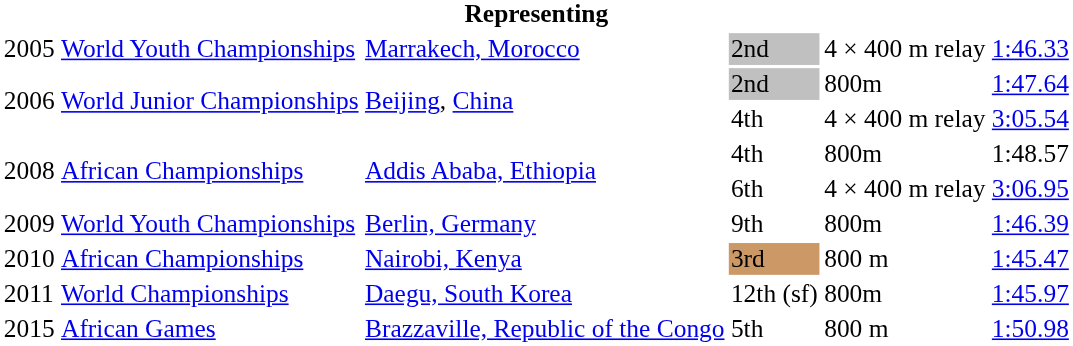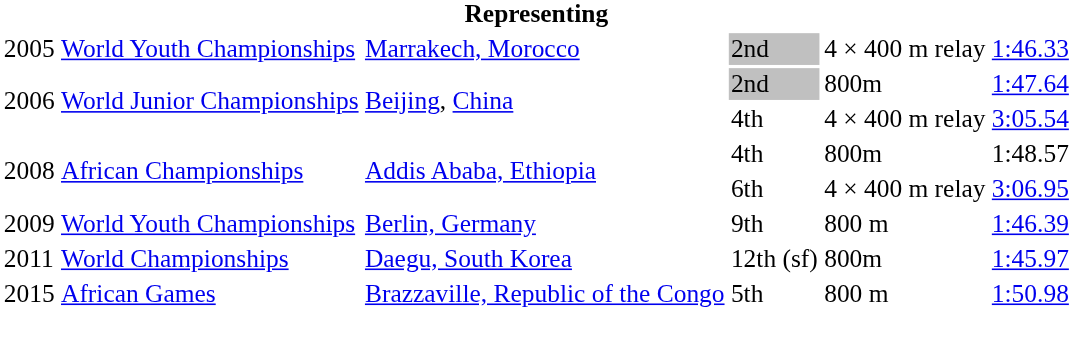(853, 223) 800m -> (856, 223) 800 m
- row: (29, 258)
